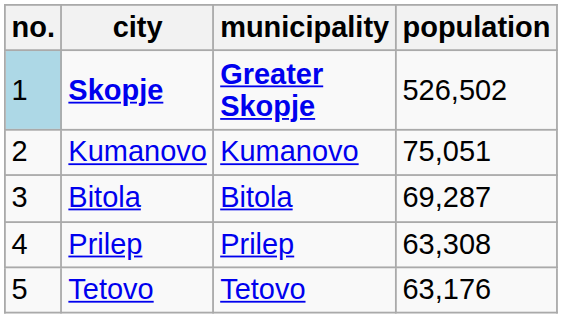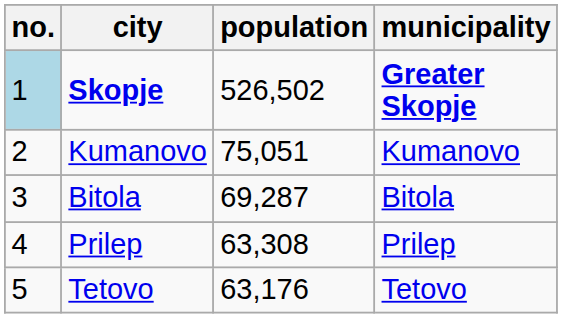columns swapped: (305, 27) <-> (477, 27)
